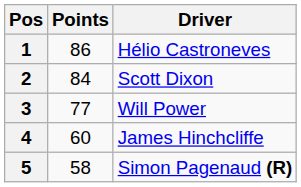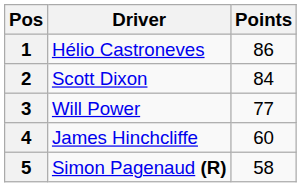columns swapped: (205, 20) <-> (80, 20)
